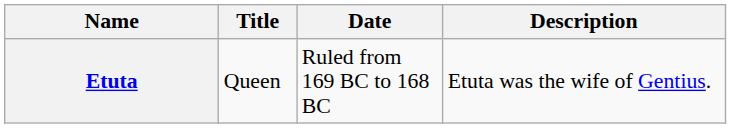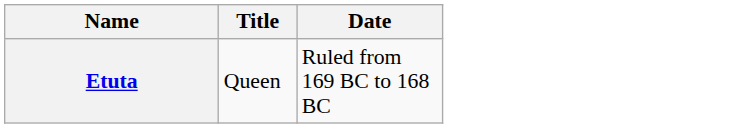- column: (584, 21)
